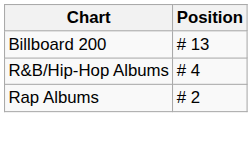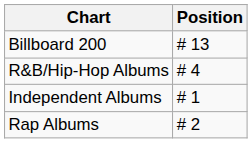+ row: (85, 97)
